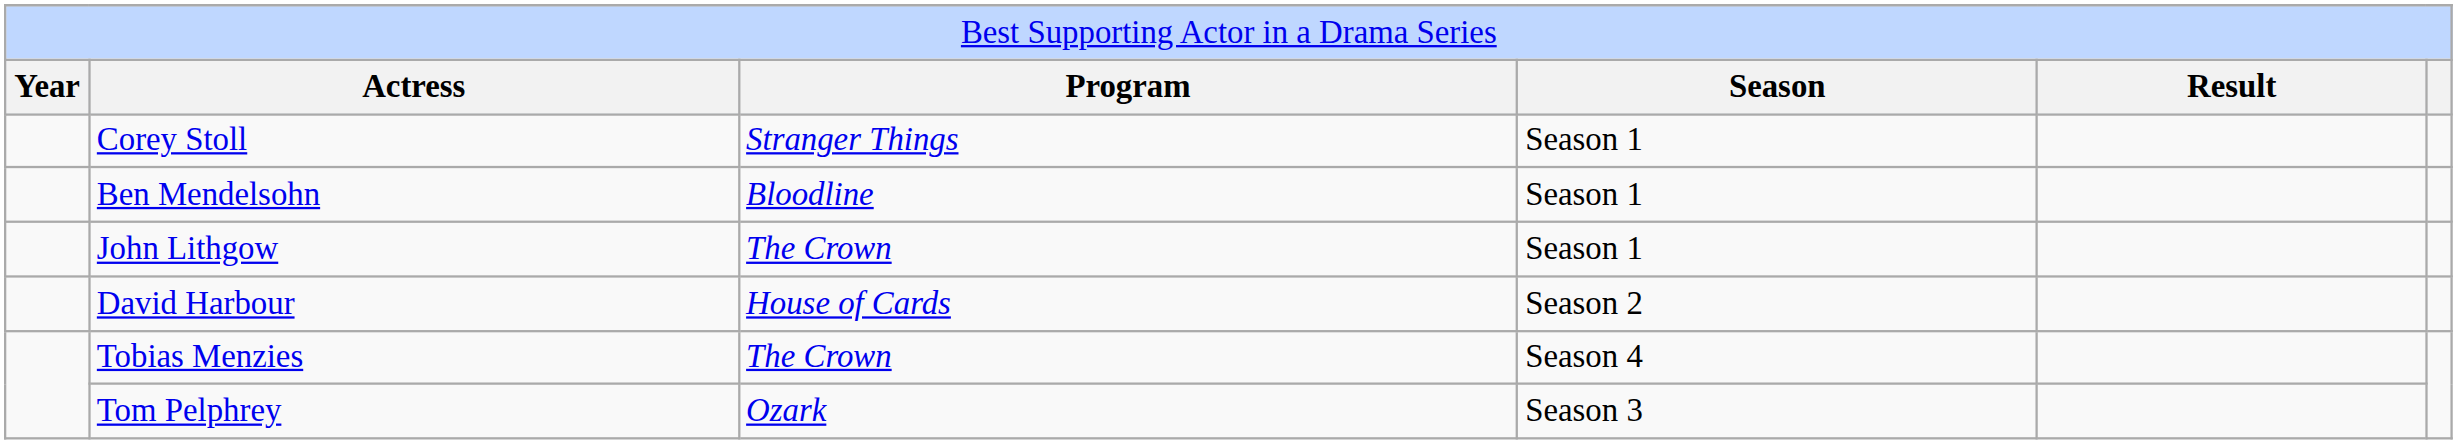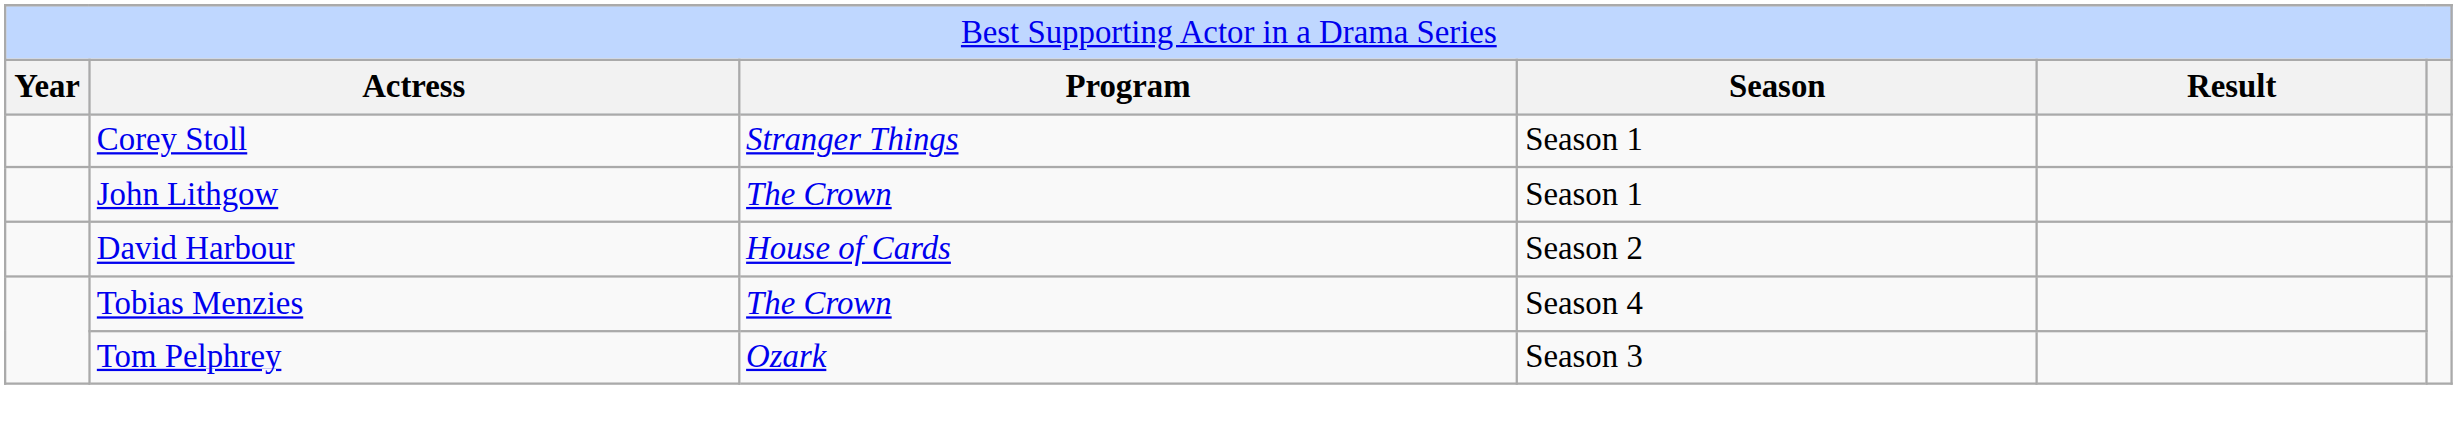- row: (208, 194)
